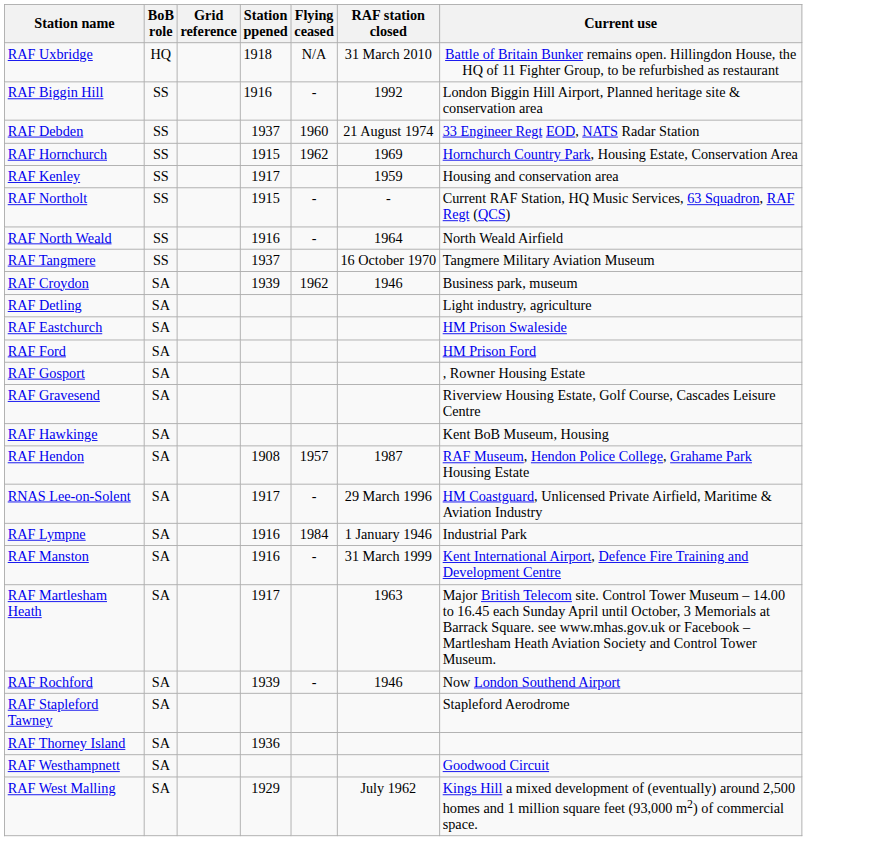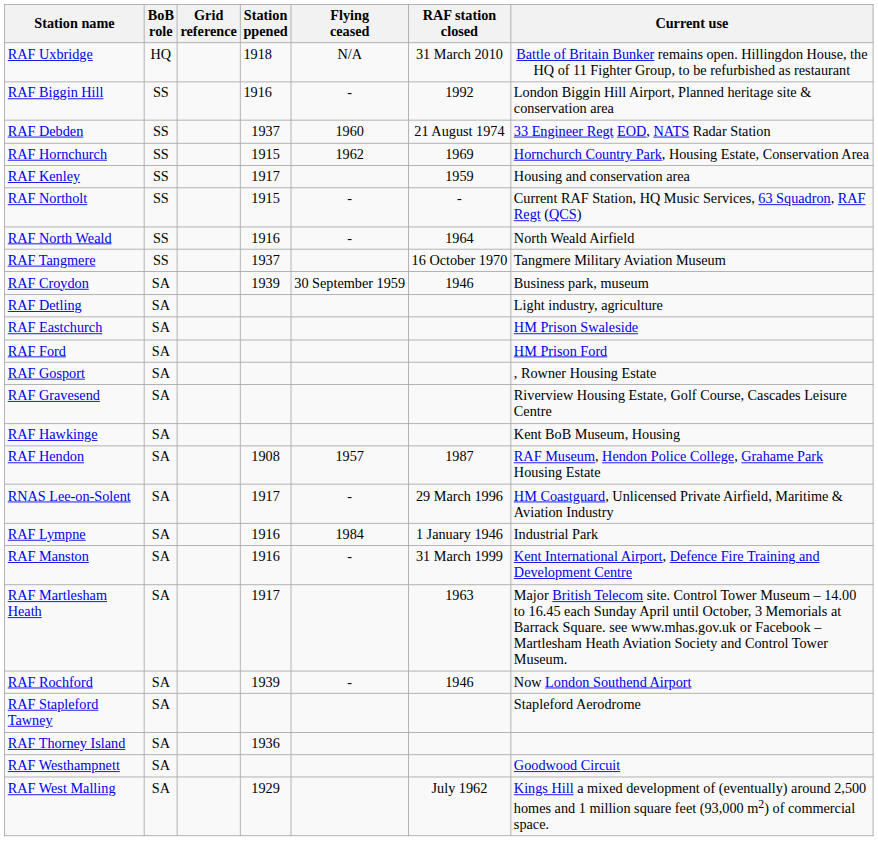(314, 283) 1962 -> (350, 283) 30 September 1959
